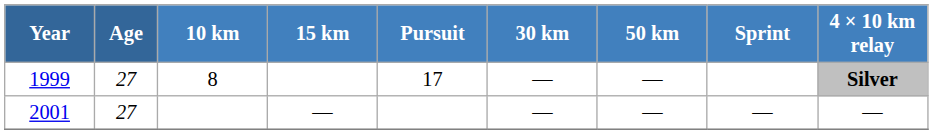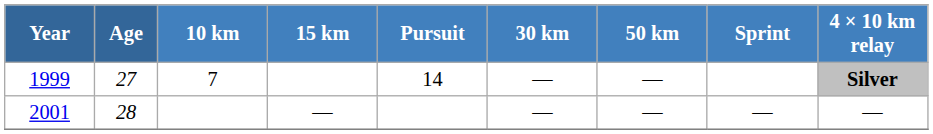(213, 79) 8 -> (213, 79) 7
(433, 79) 17 -> (433, 79) 14
(126, 112) 27 -> (126, 112) 28
